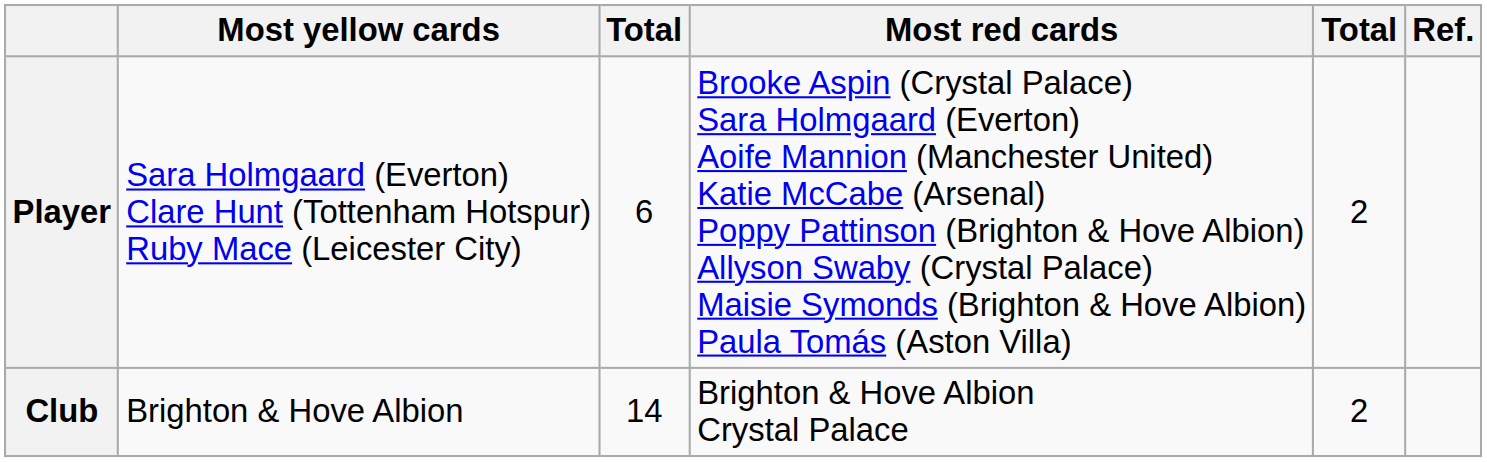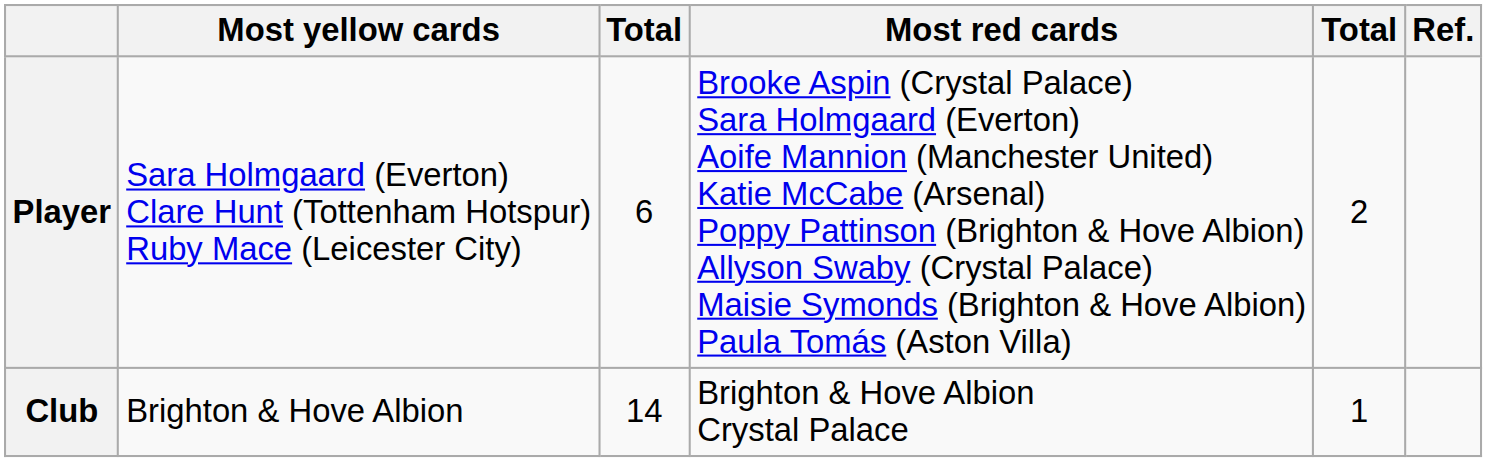(1359, 411) 2 -> (1359, 411) 1
